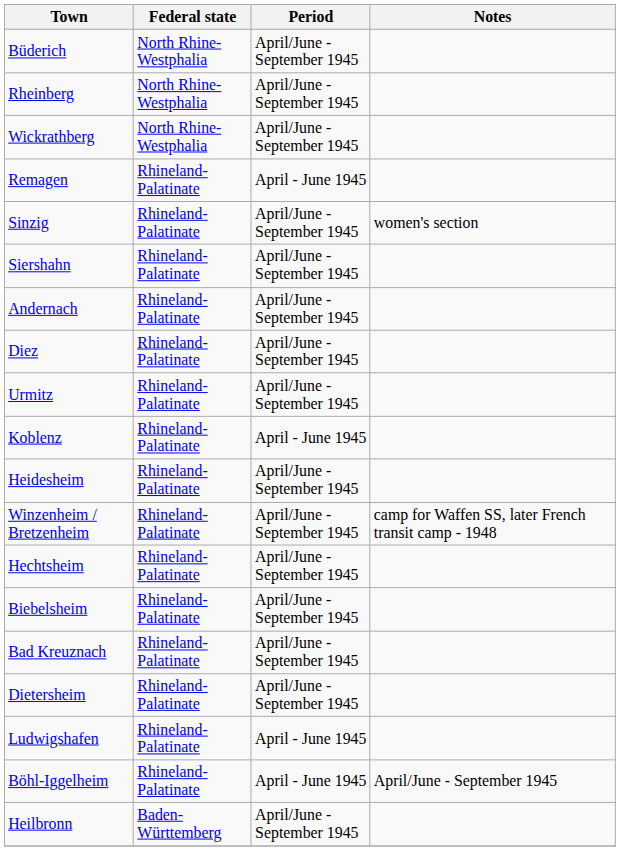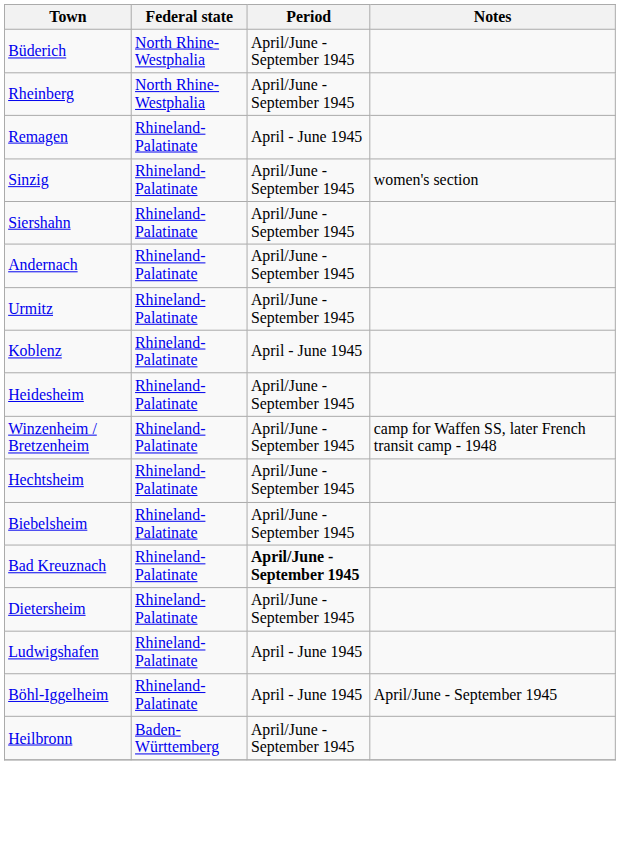- row: (51, 136)
- row: (23, 351)
(307, 652) normal -> (305, 566) bold
